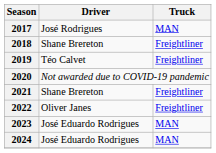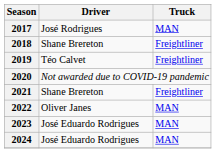(179, 108) Freightliner -> (167, 108) MAN
